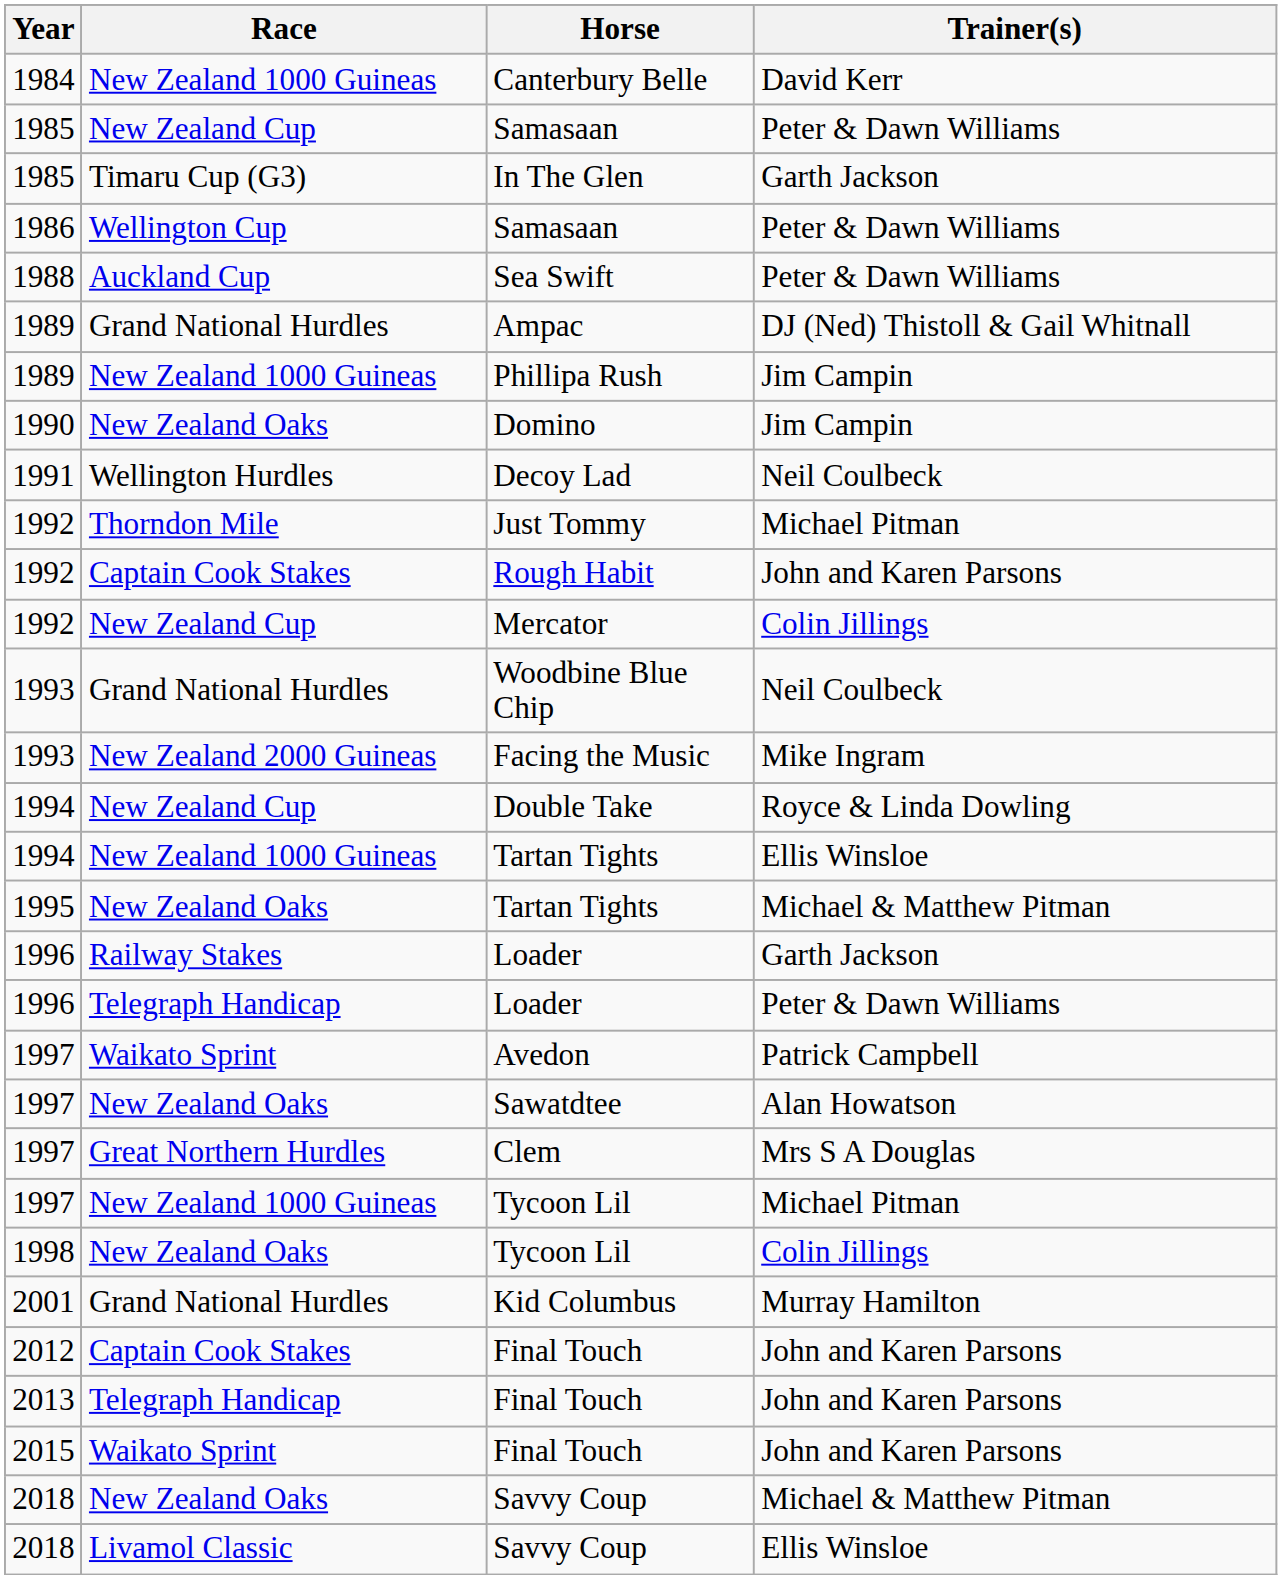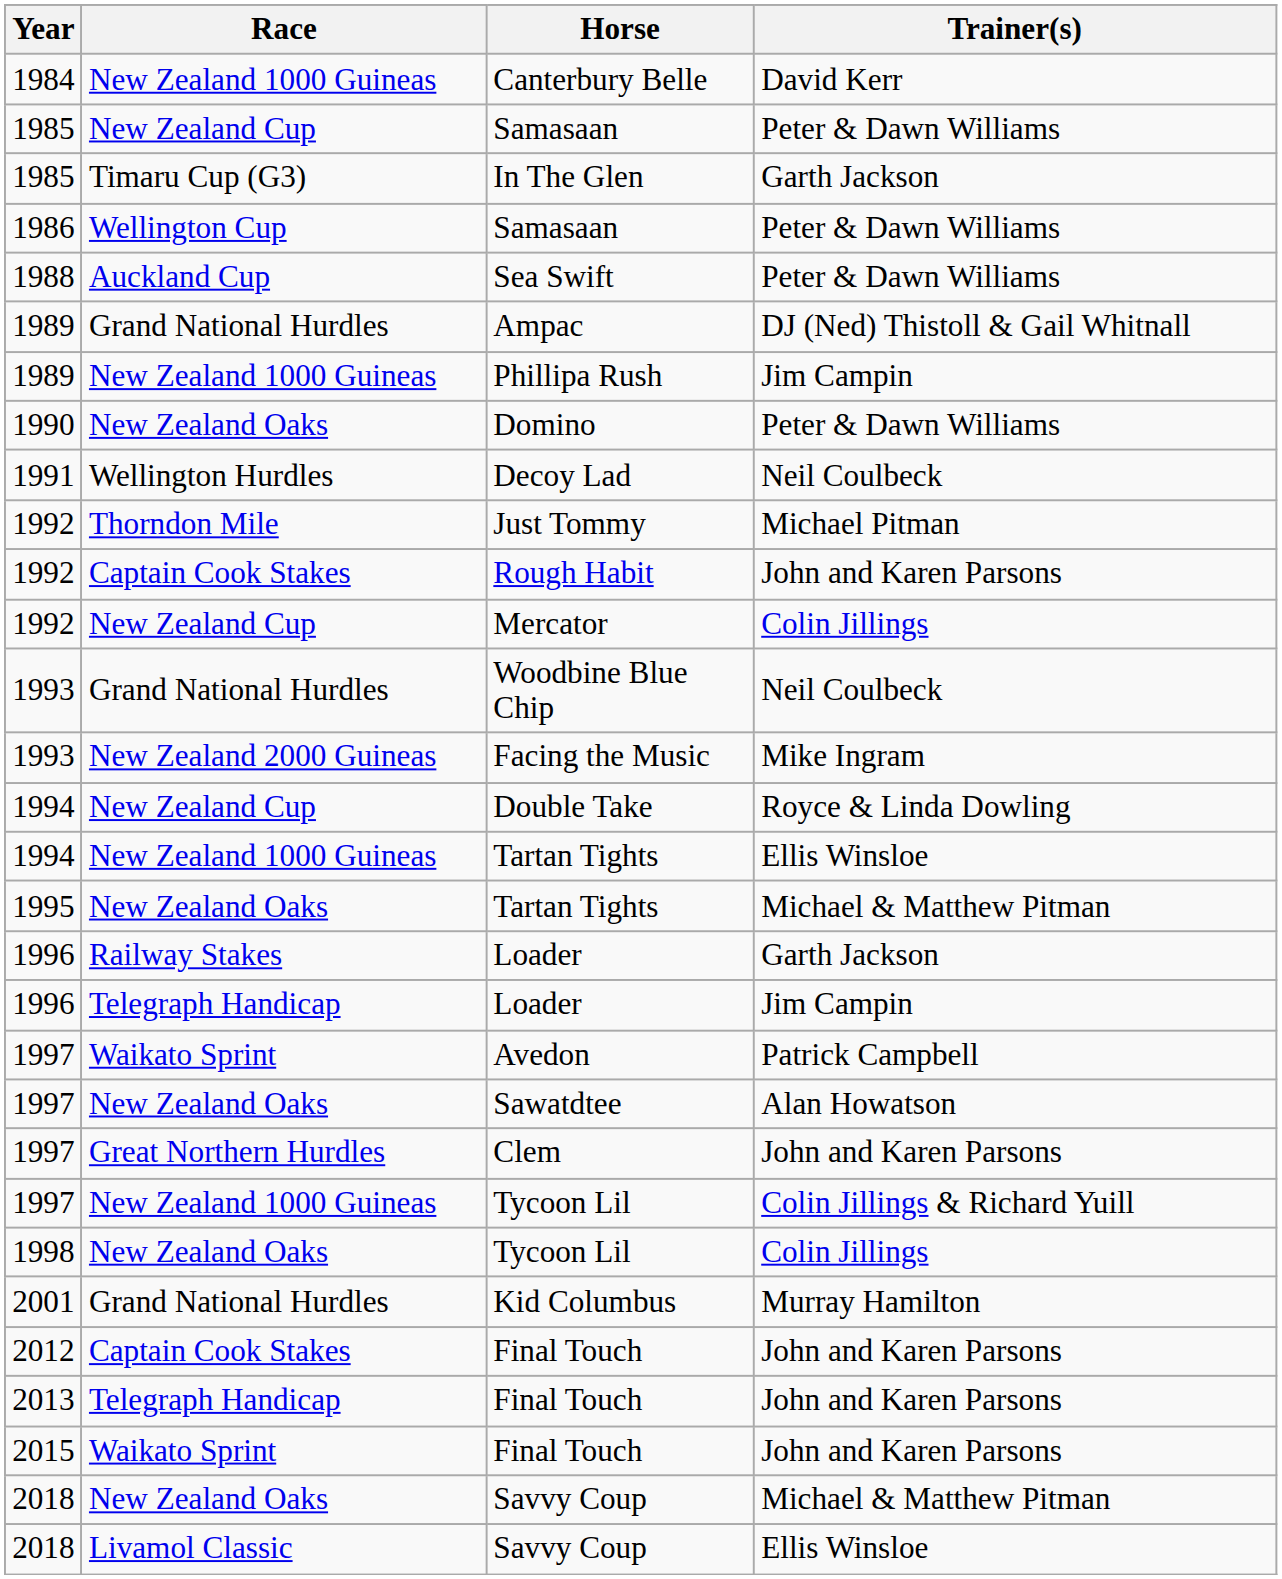(837, 425) Jim Campin -> (911, 425) Peter & Dawn Williams
(911, 1004) Peter & Dawn Williams -> (837, 1004) Jim Campin
(868, 1152) Mrs S A Douglas -> (912, 1152) John and Karen Parsons
(860, 1202) Michael Pitman -> (948, 1202) Colin Jillings & Richard Yuill
